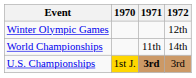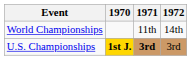- row: (58, 30)
(125, 64) normal -> (120, 47) bold
